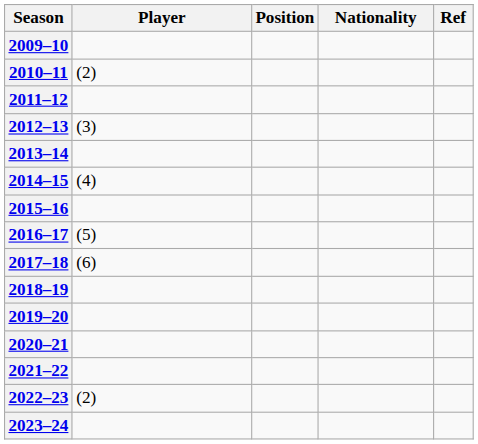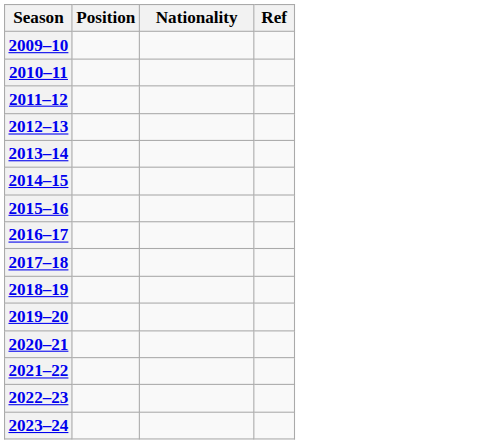- column: (162, 18)
